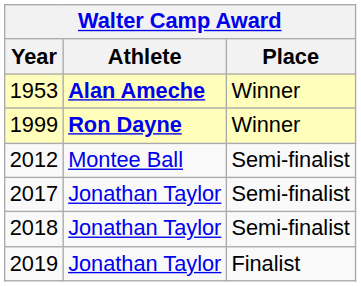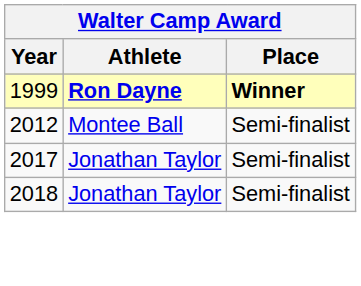- row: (34, 90)
(266, 125) normal -> (268, 90) bold
- row: (34, 263)
